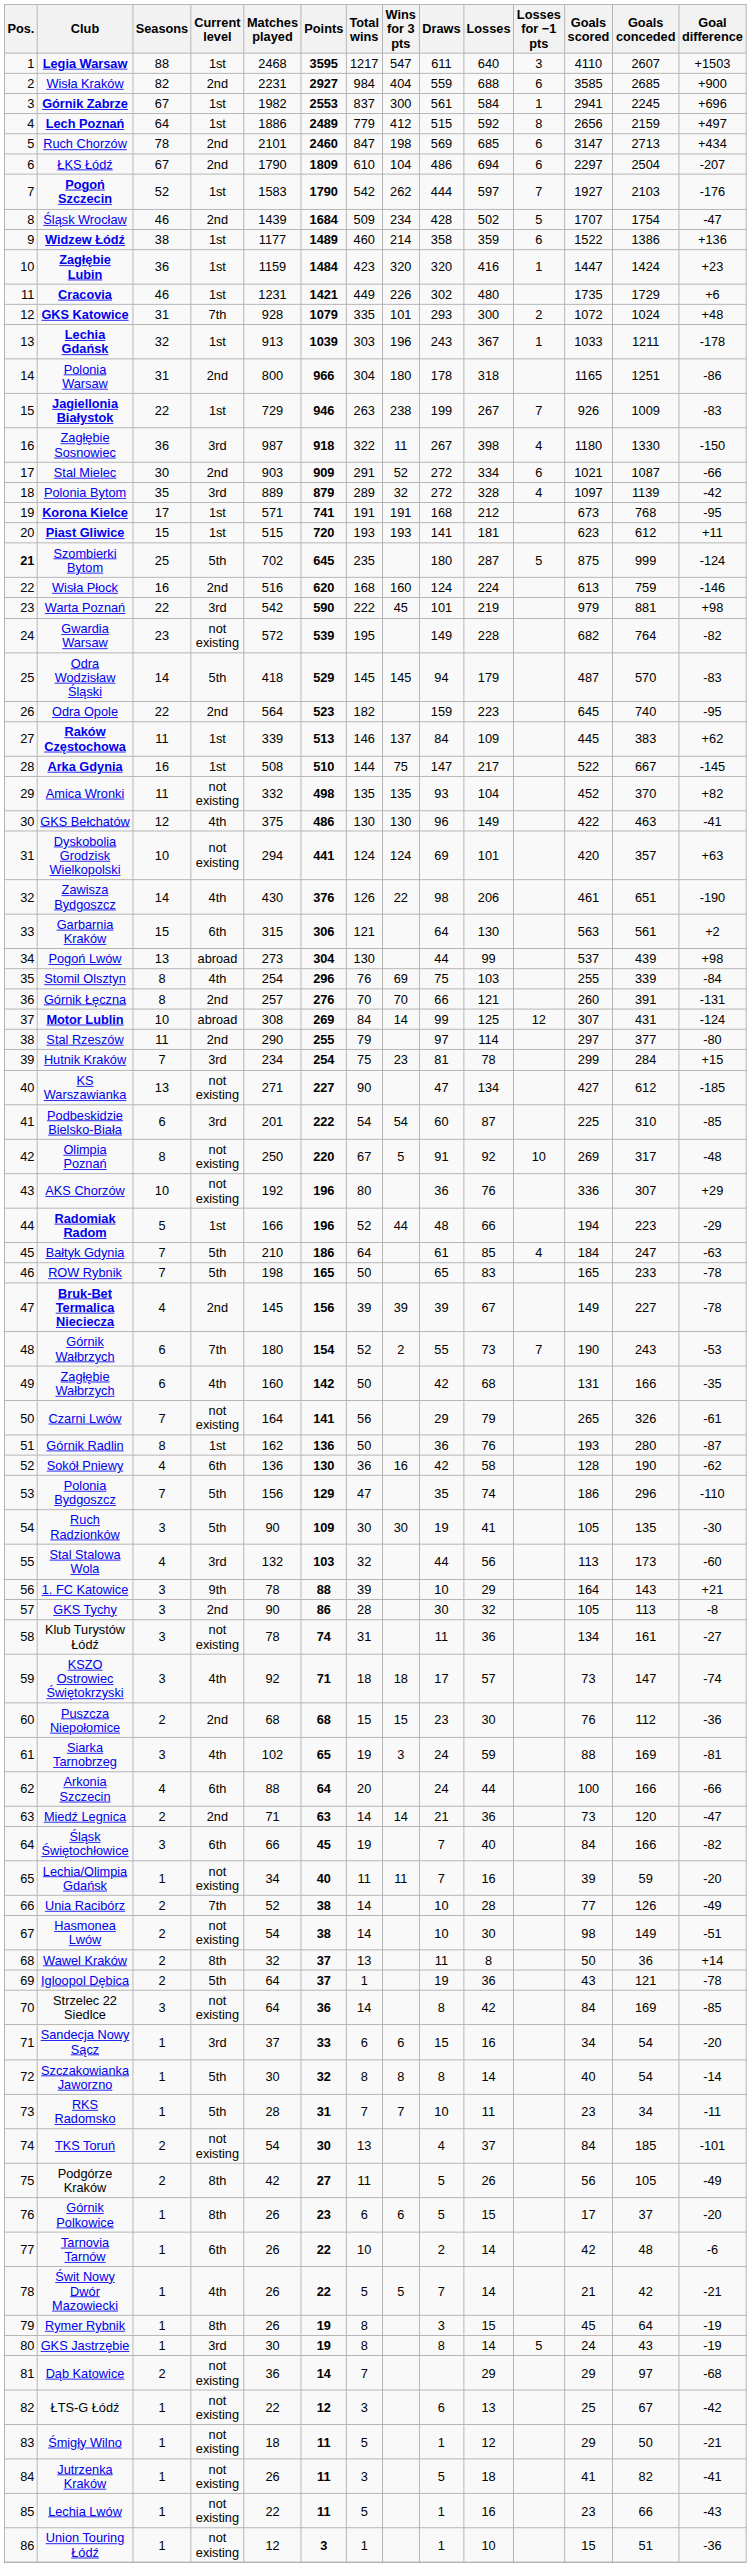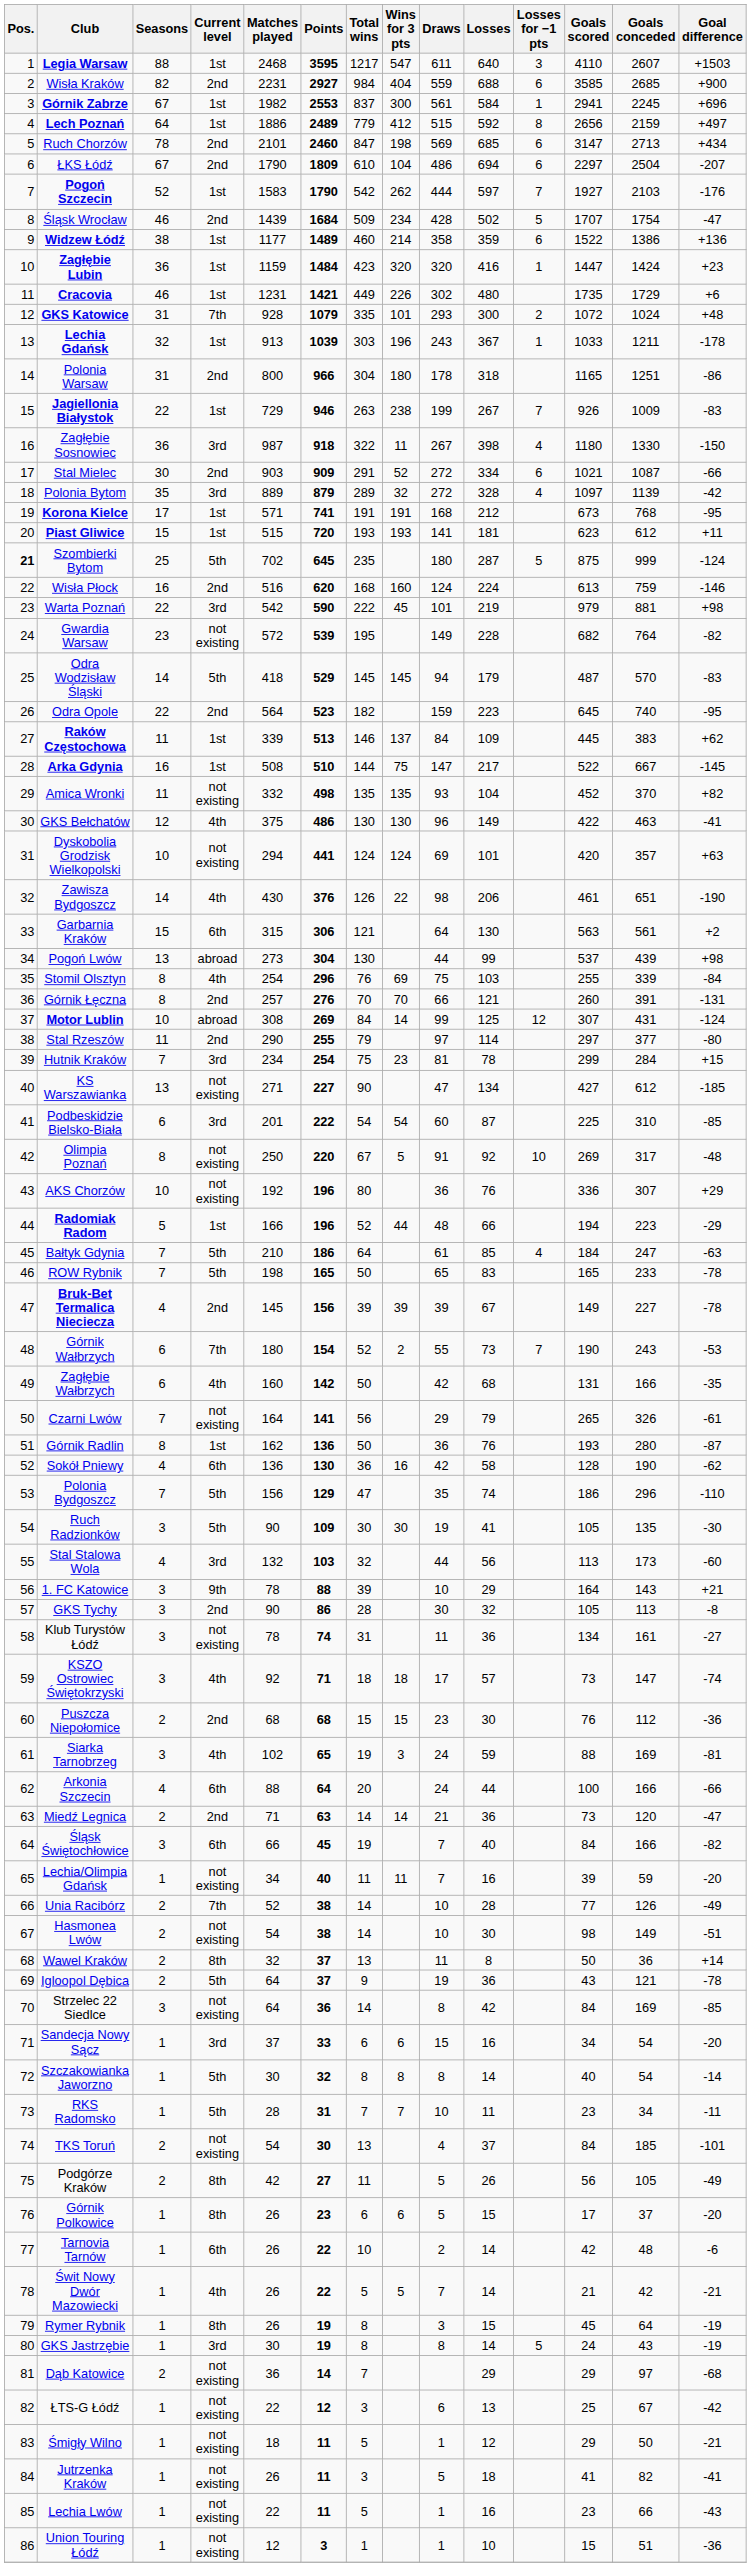(364, 1980) 1 -> (364, 1980) 9
